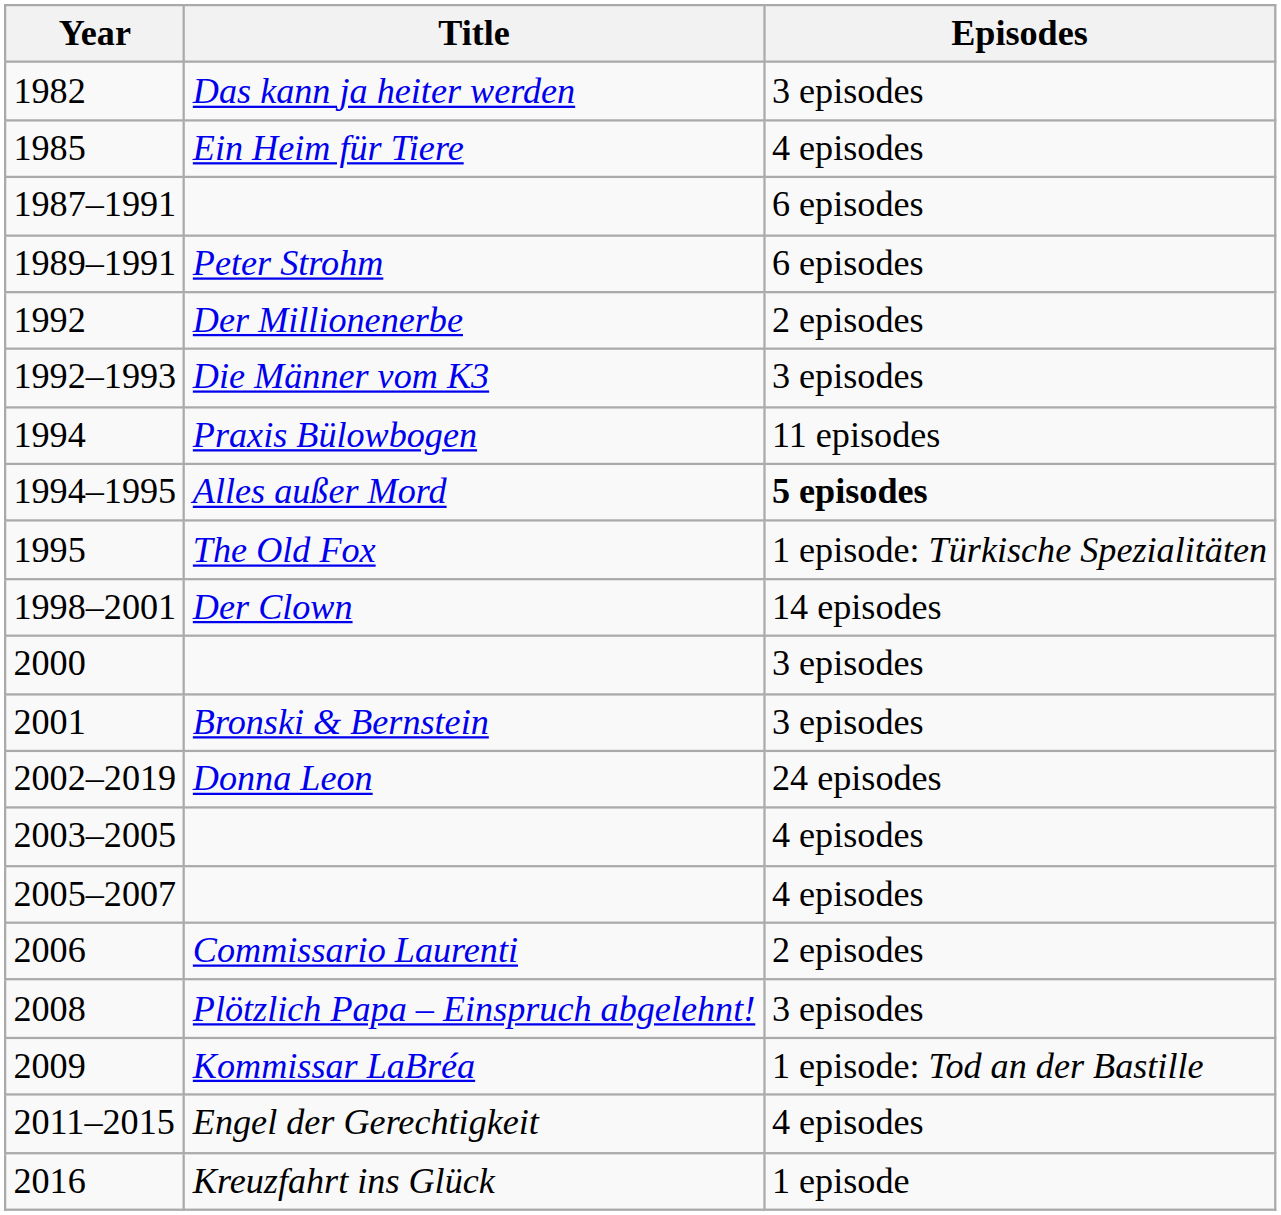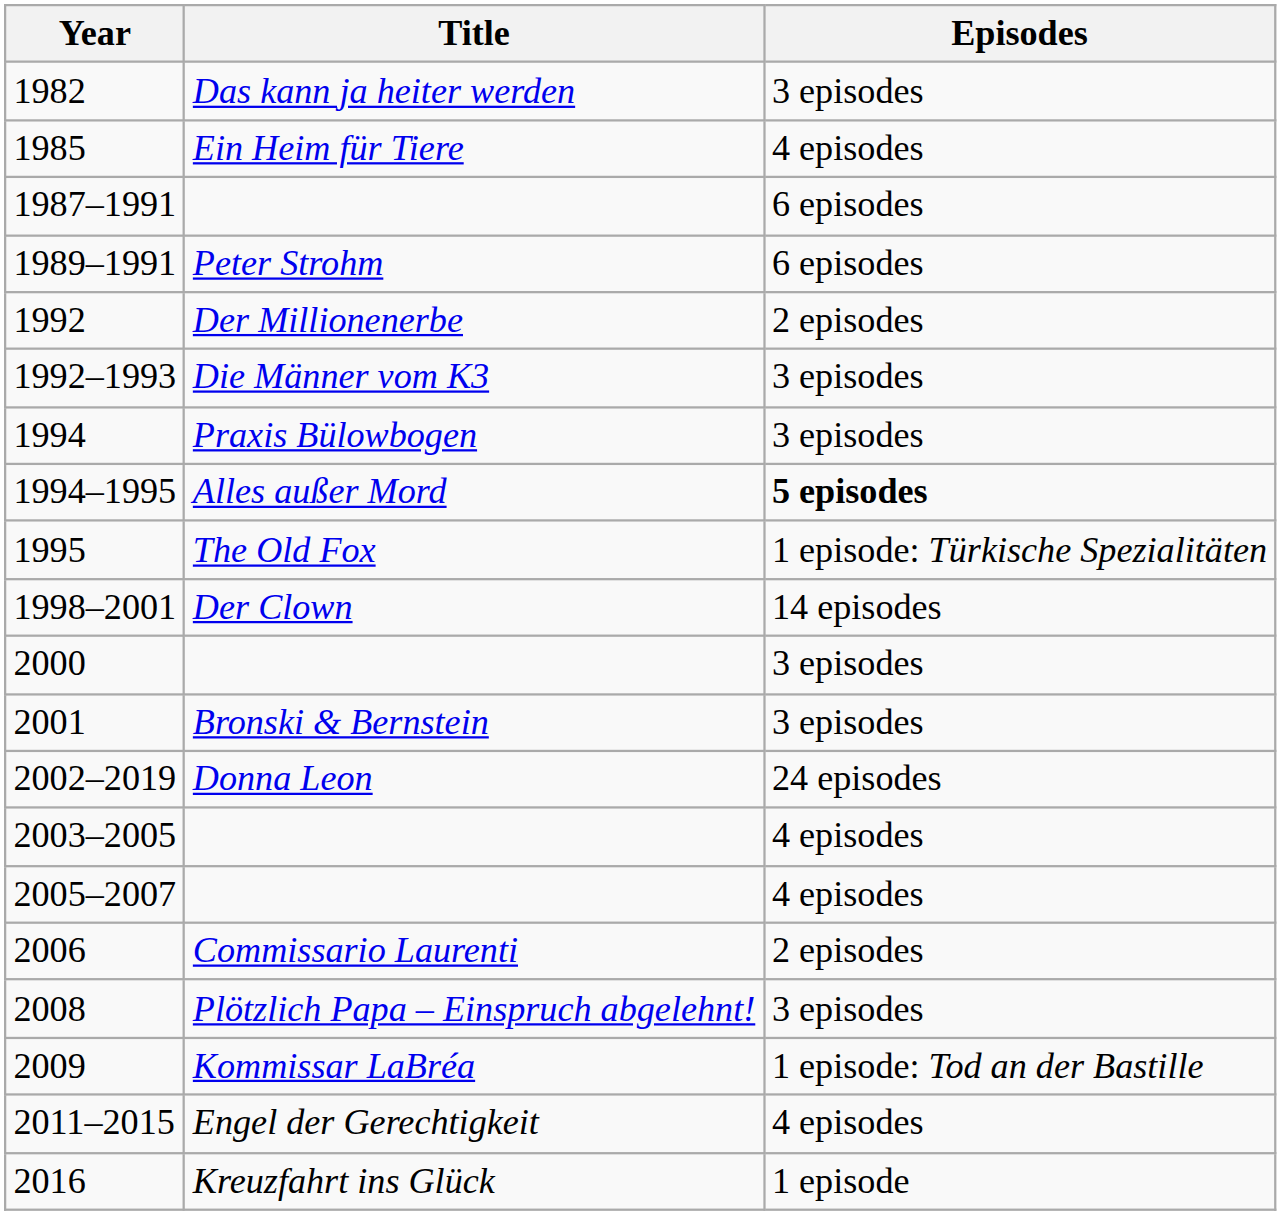(856, 434) 11 episodes -> (848, 434) 3 episodes
